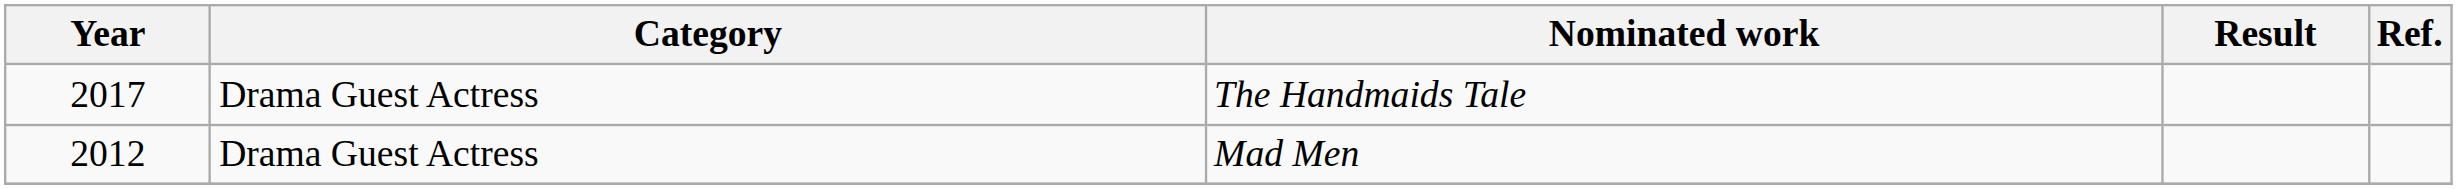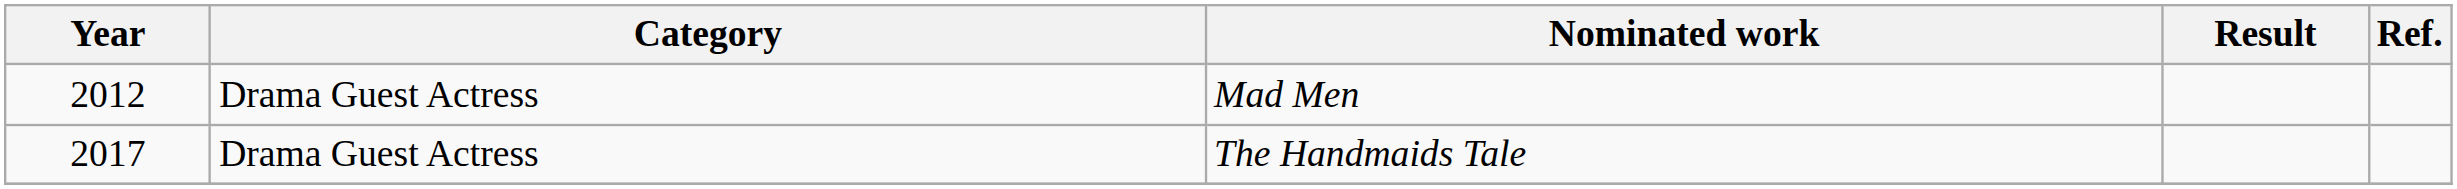rows swapped: (1287, 153) <-> (1370, 93)
